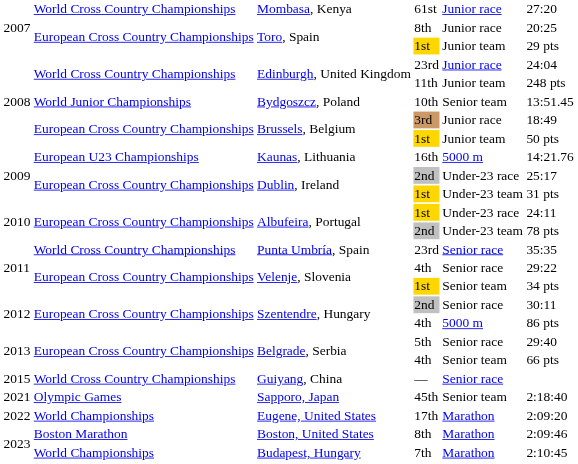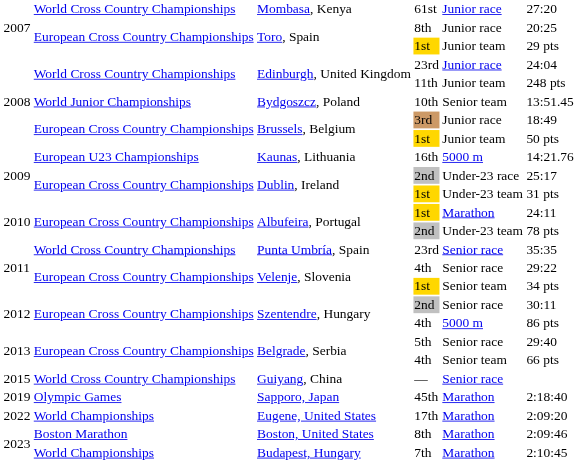(481, 212) Under-23 race -> (468, 212) Marathon
(17, 397) 2021 -> (17, 397) 2019
(475, 397) Senior team -> (468, 397) Marathon
